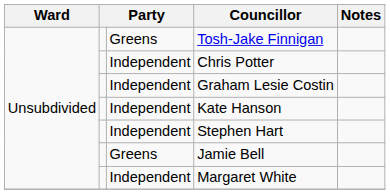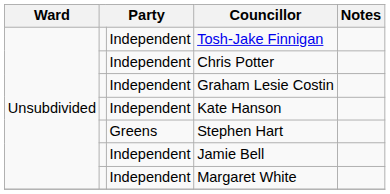(133, 39) Greens -> (150, 39) Independent
(150, 131) Independent -> (133, 131) Greens
(133, 154) Greens -> (150, 154) Independent
